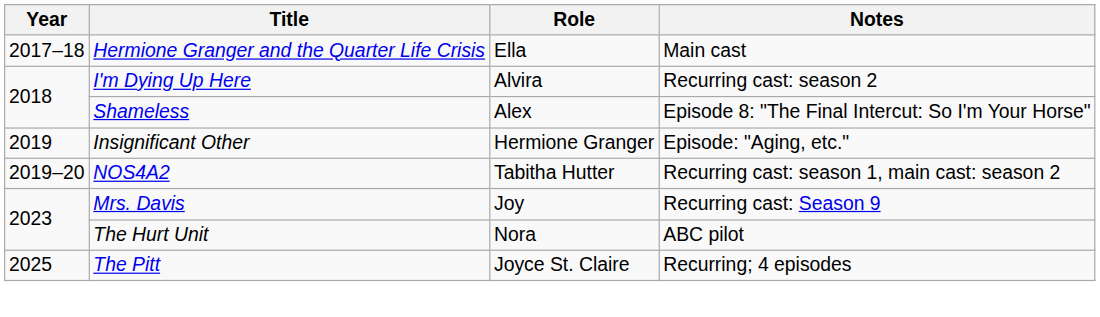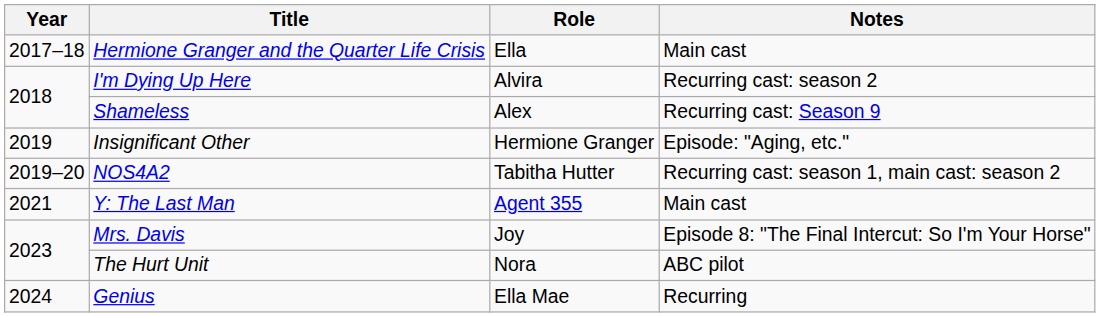(877, 111) Episode 8: "The Final Intercut: So I'm Your Horse" -> (772, 111) Recurring cast: Season 9
+ row: (164, 204)
(772, 204) Recurring cast: Season 9 -> (877, 234) Episode 8: "The Final Intercut: So I'm Your Horse"
+ row: (124, 296)
- row: (127, 265)
